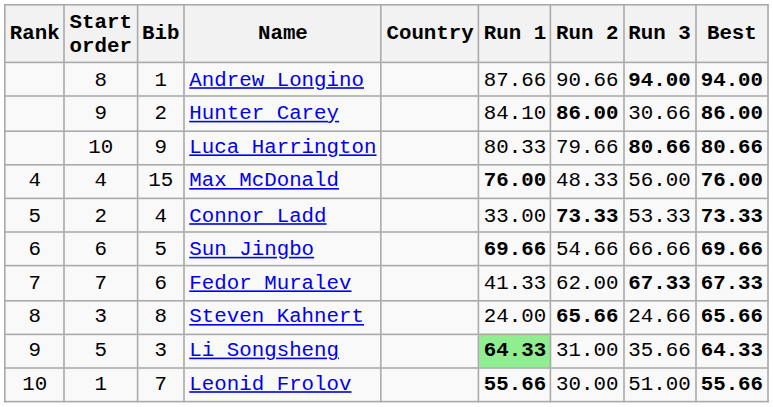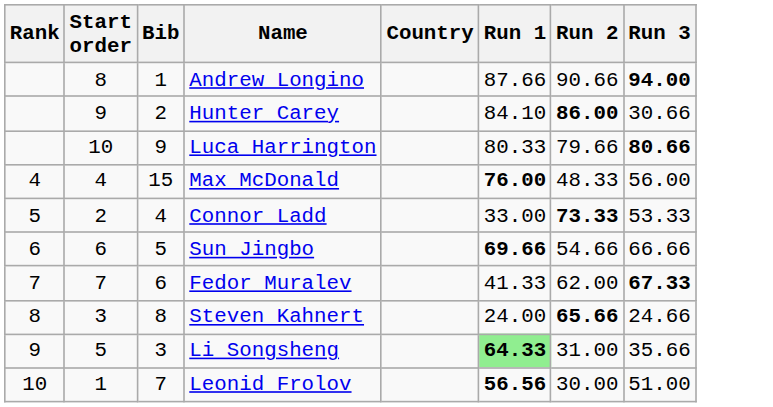- column: (732, 34)
(515, 385) 55.66 -> (515, 385) 56.56
